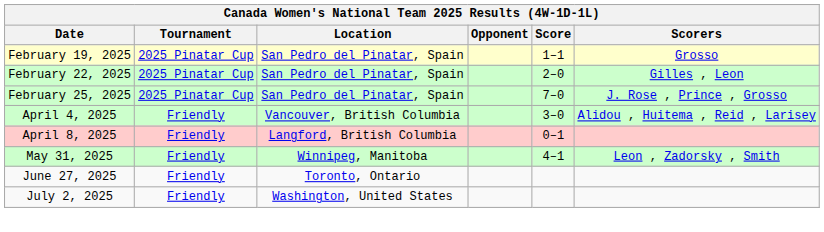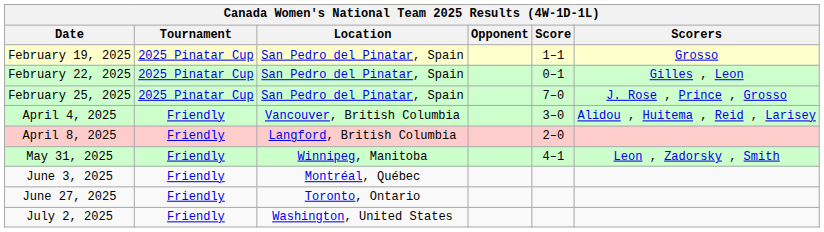(553, 75) 2–0 -> (553, 75) 0–1
(553, 136) 0–1 -> (553, 136) 2–0
+ row: (70, 176)
